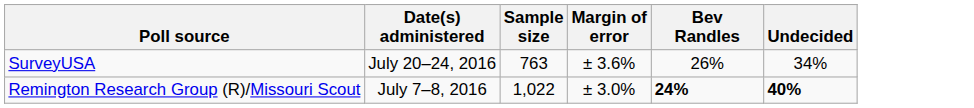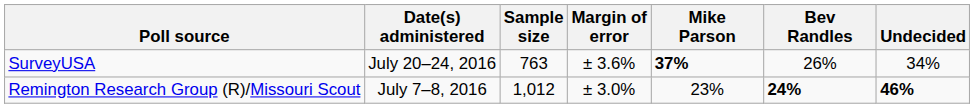+ column: (707, 27)
(534, 90) 1,022 -> (534, 90) 1,012
(784, 90) 40% -> (897, 90) 46%
